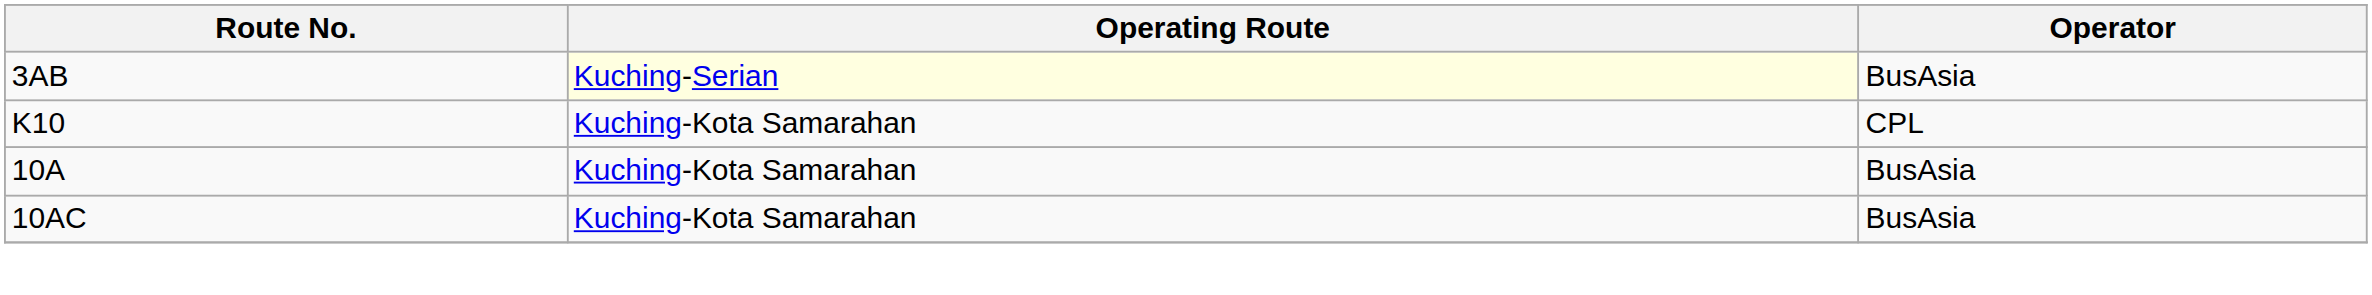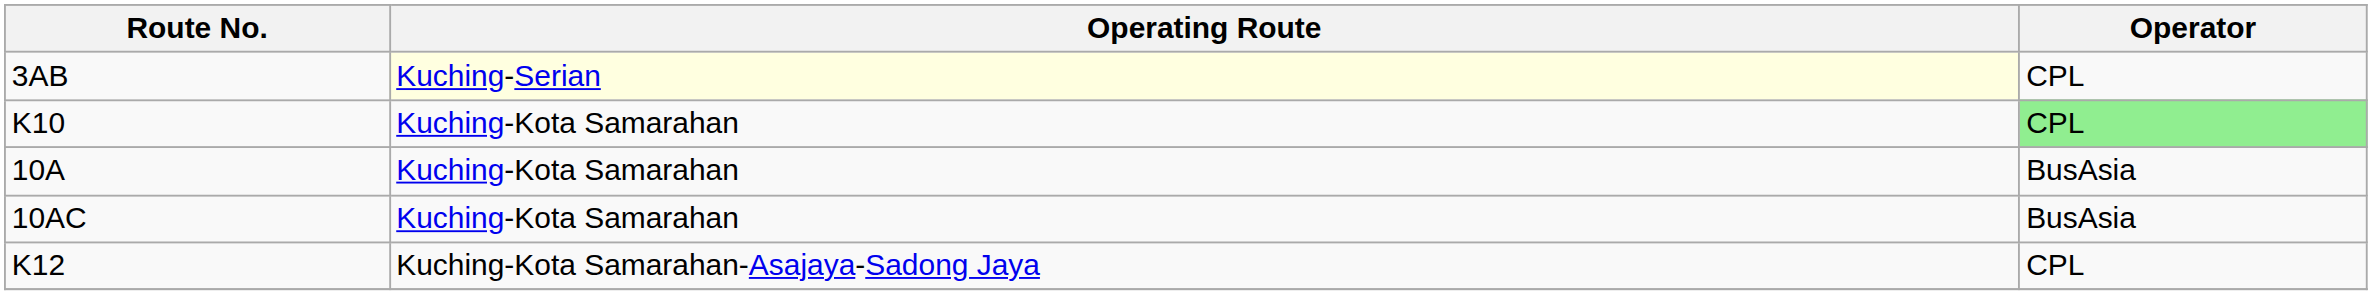(1921, 75) BusAsia -> (2055, 75) CPL
(1895, 123) no background -> (2055, 123) lightgreen background
+ row: (38, 265)
